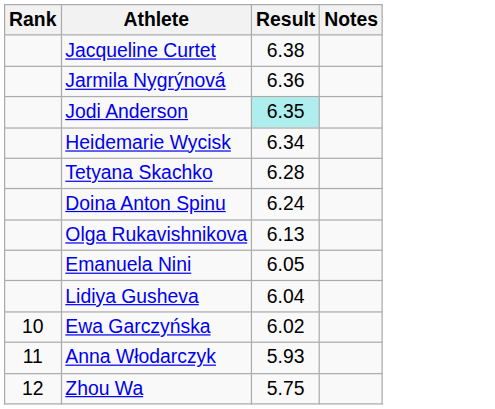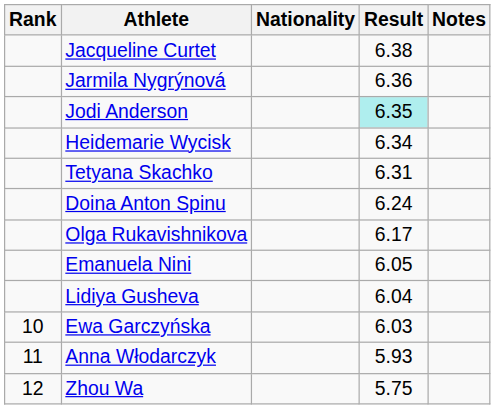+ column: (306, 19)
(286, 173) 6.28 -> (394, 173) 6.31
(286, 234) 6.13 -> (394, 234) 6.17
(286, 326) 6.02 -> (394, 326) 6.03
